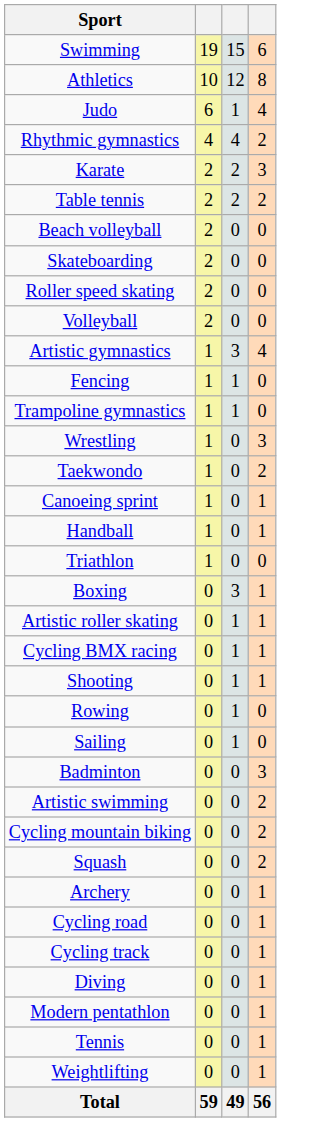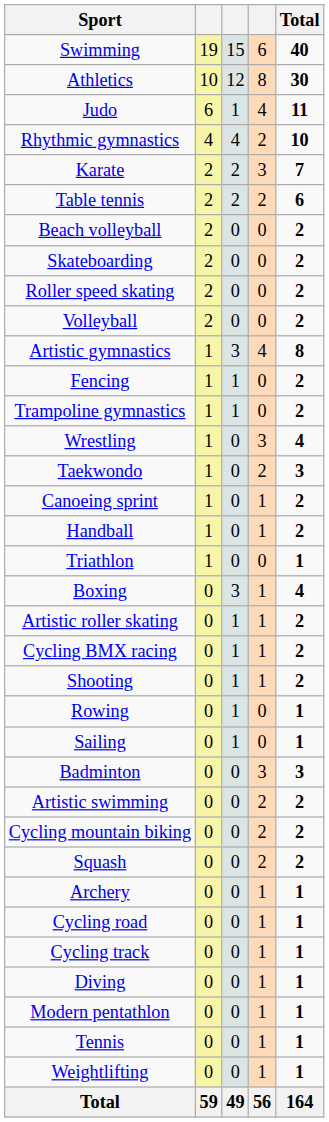+ column: (300, 19)
